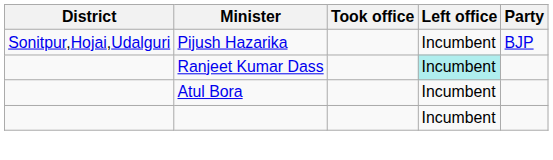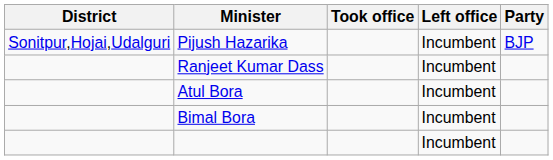(459, 67) paleturquoise background -> (459, 67) no background
+ row: (216, 117)
